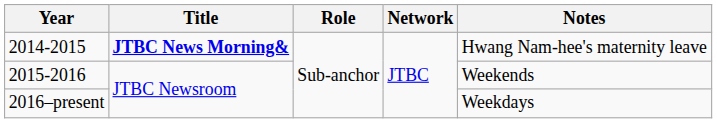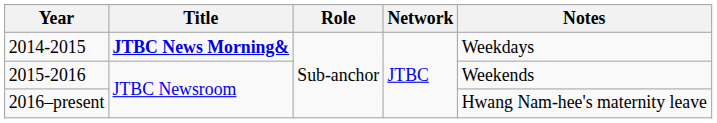(584, 46) Hwang Nam-hee's maternity leave -> (498, 46) Weekdays
(498, 103) Weekdays -> (584, 103) Hwang Nam-hee's maternity leave
